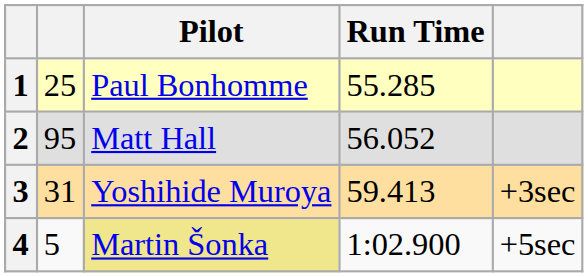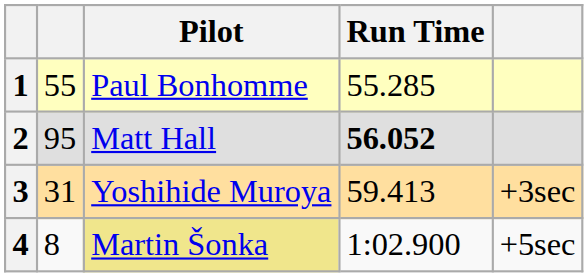(60, 84) 25 -> (60, 84) 55
(391, 138) normal -> (391, 138) bold
(52, 244) 5 -> (52, 244) 8
